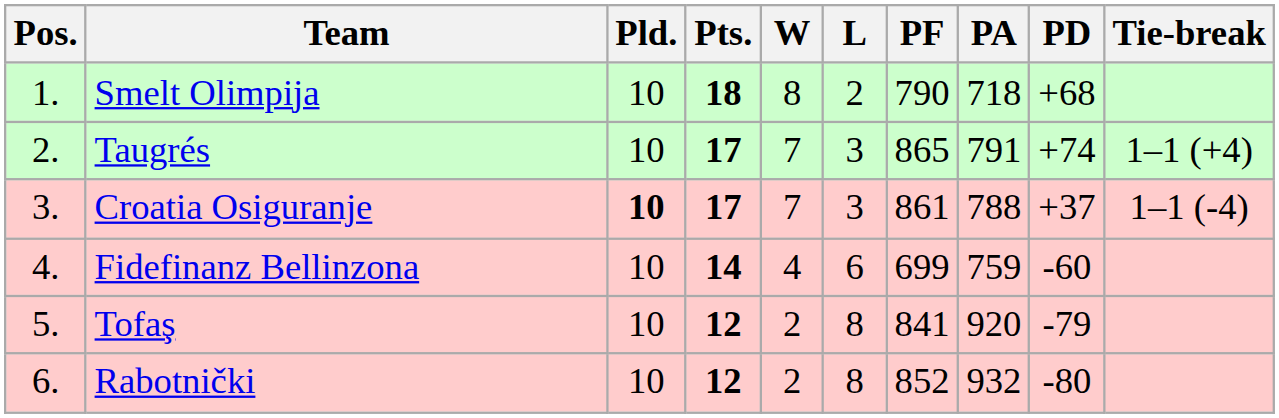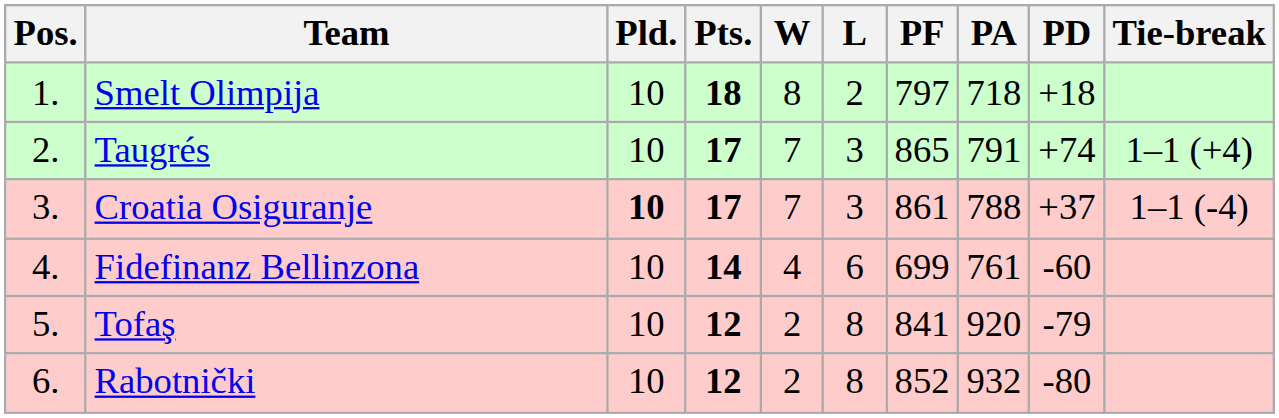(922, 91) 790 -> (922, 91) 797
(1067, 91) +68 -> (1067, 91) +18
(994, 265) 759 -> (994, 265) 761
